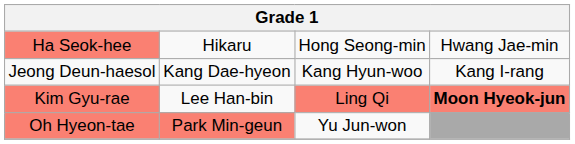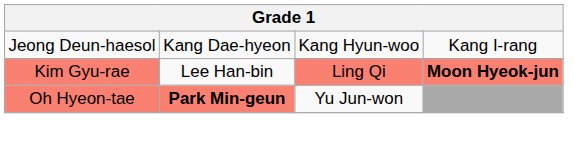- row: (82, 44)
(227, 125) normal -> (227, 98) bold
